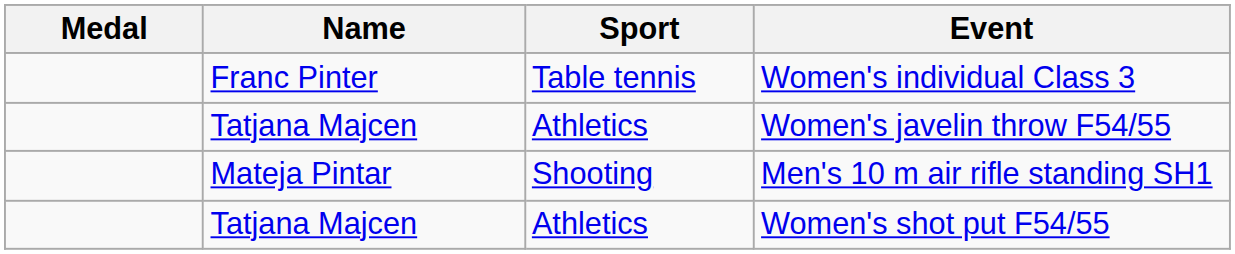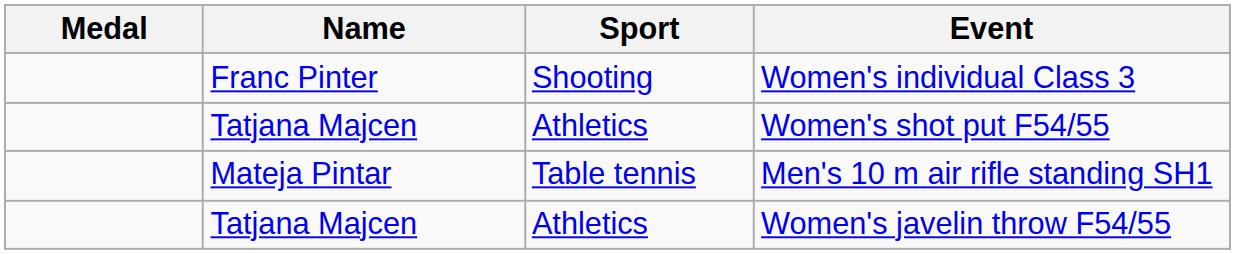(614, 77) Table tennis -> (593, 77) Shooting
rows swapped: (966, 126) <-> (935, 223)
(593, 175) Shooting -> (614, 175) Table tennis
